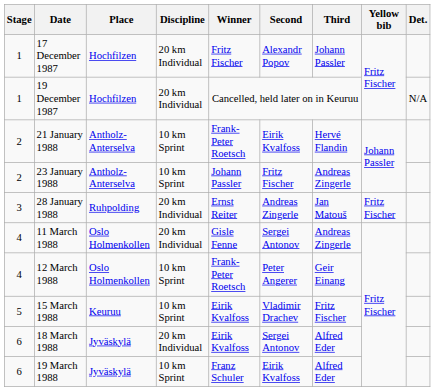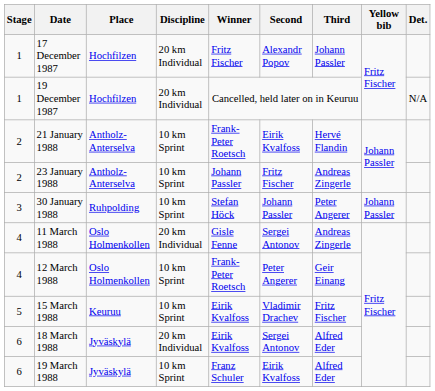- row: (60, 208)
+ row: (60, 208)
